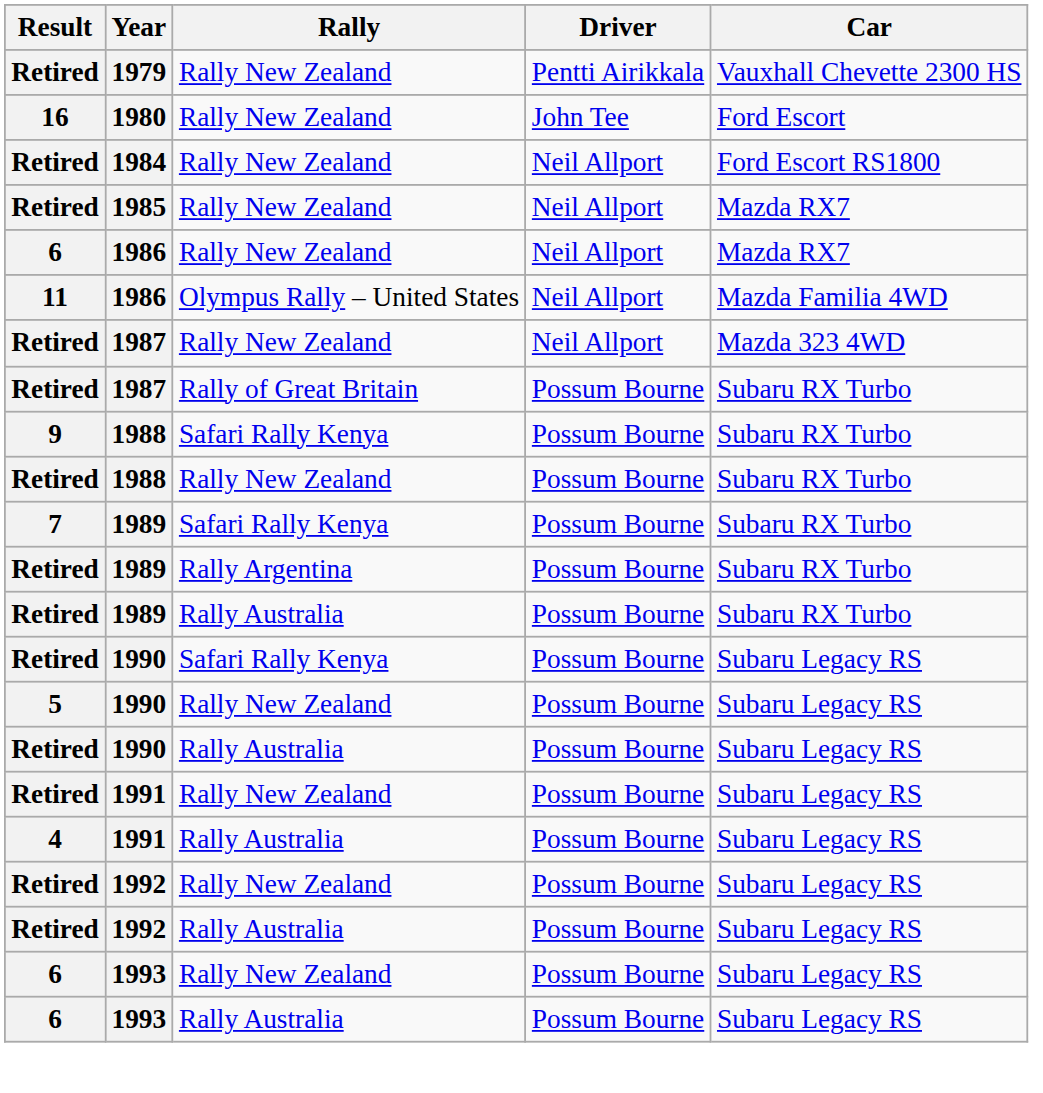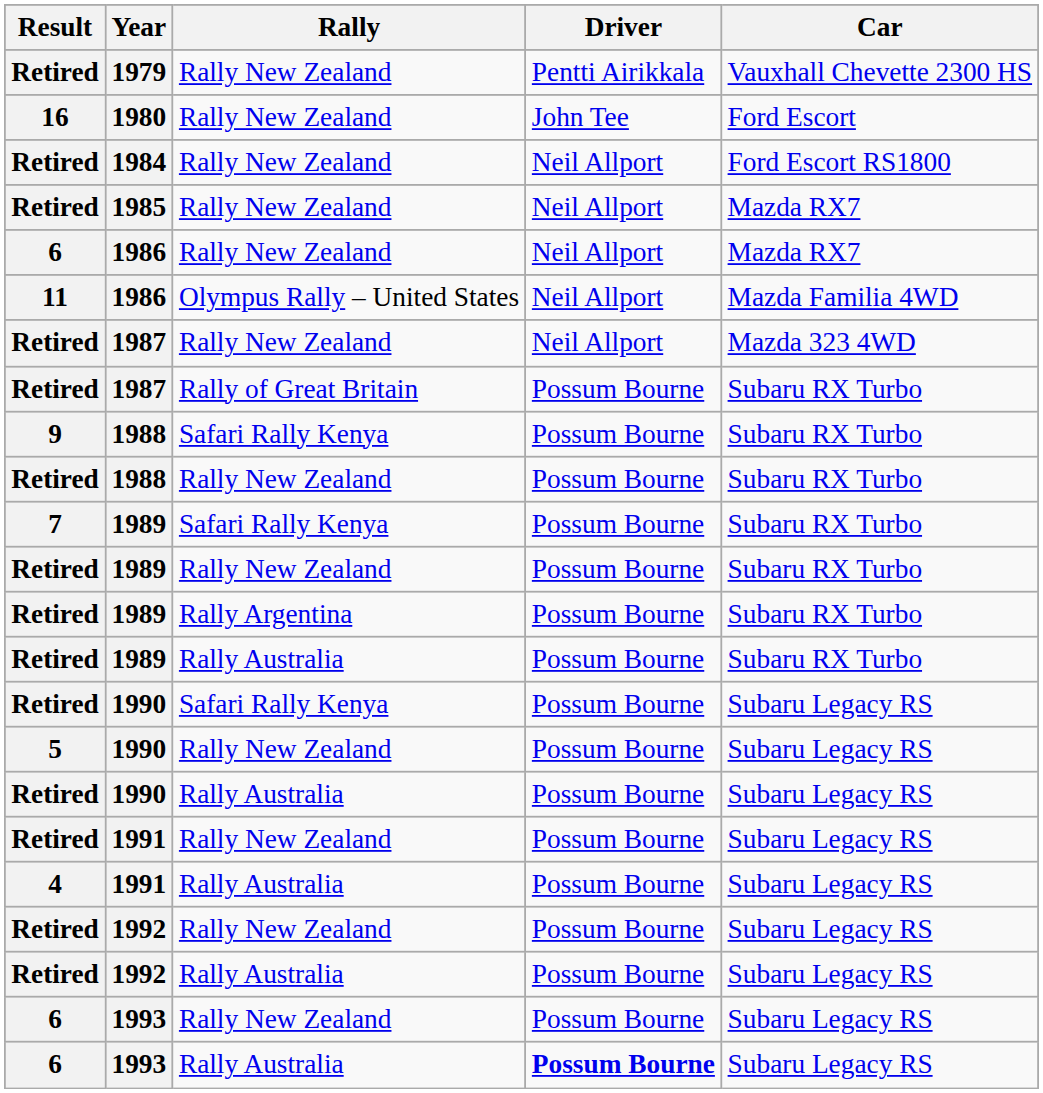+ row: (139, 568)
(618, 1019) normal -> (623, 1064) bold
